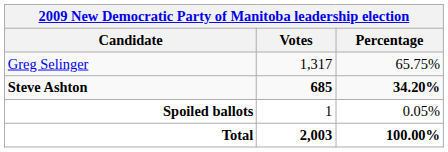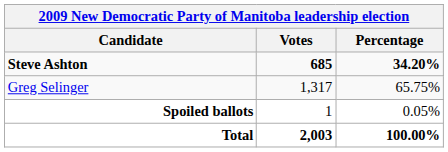rows swapped: (48, 64) <-> (48, 88)
